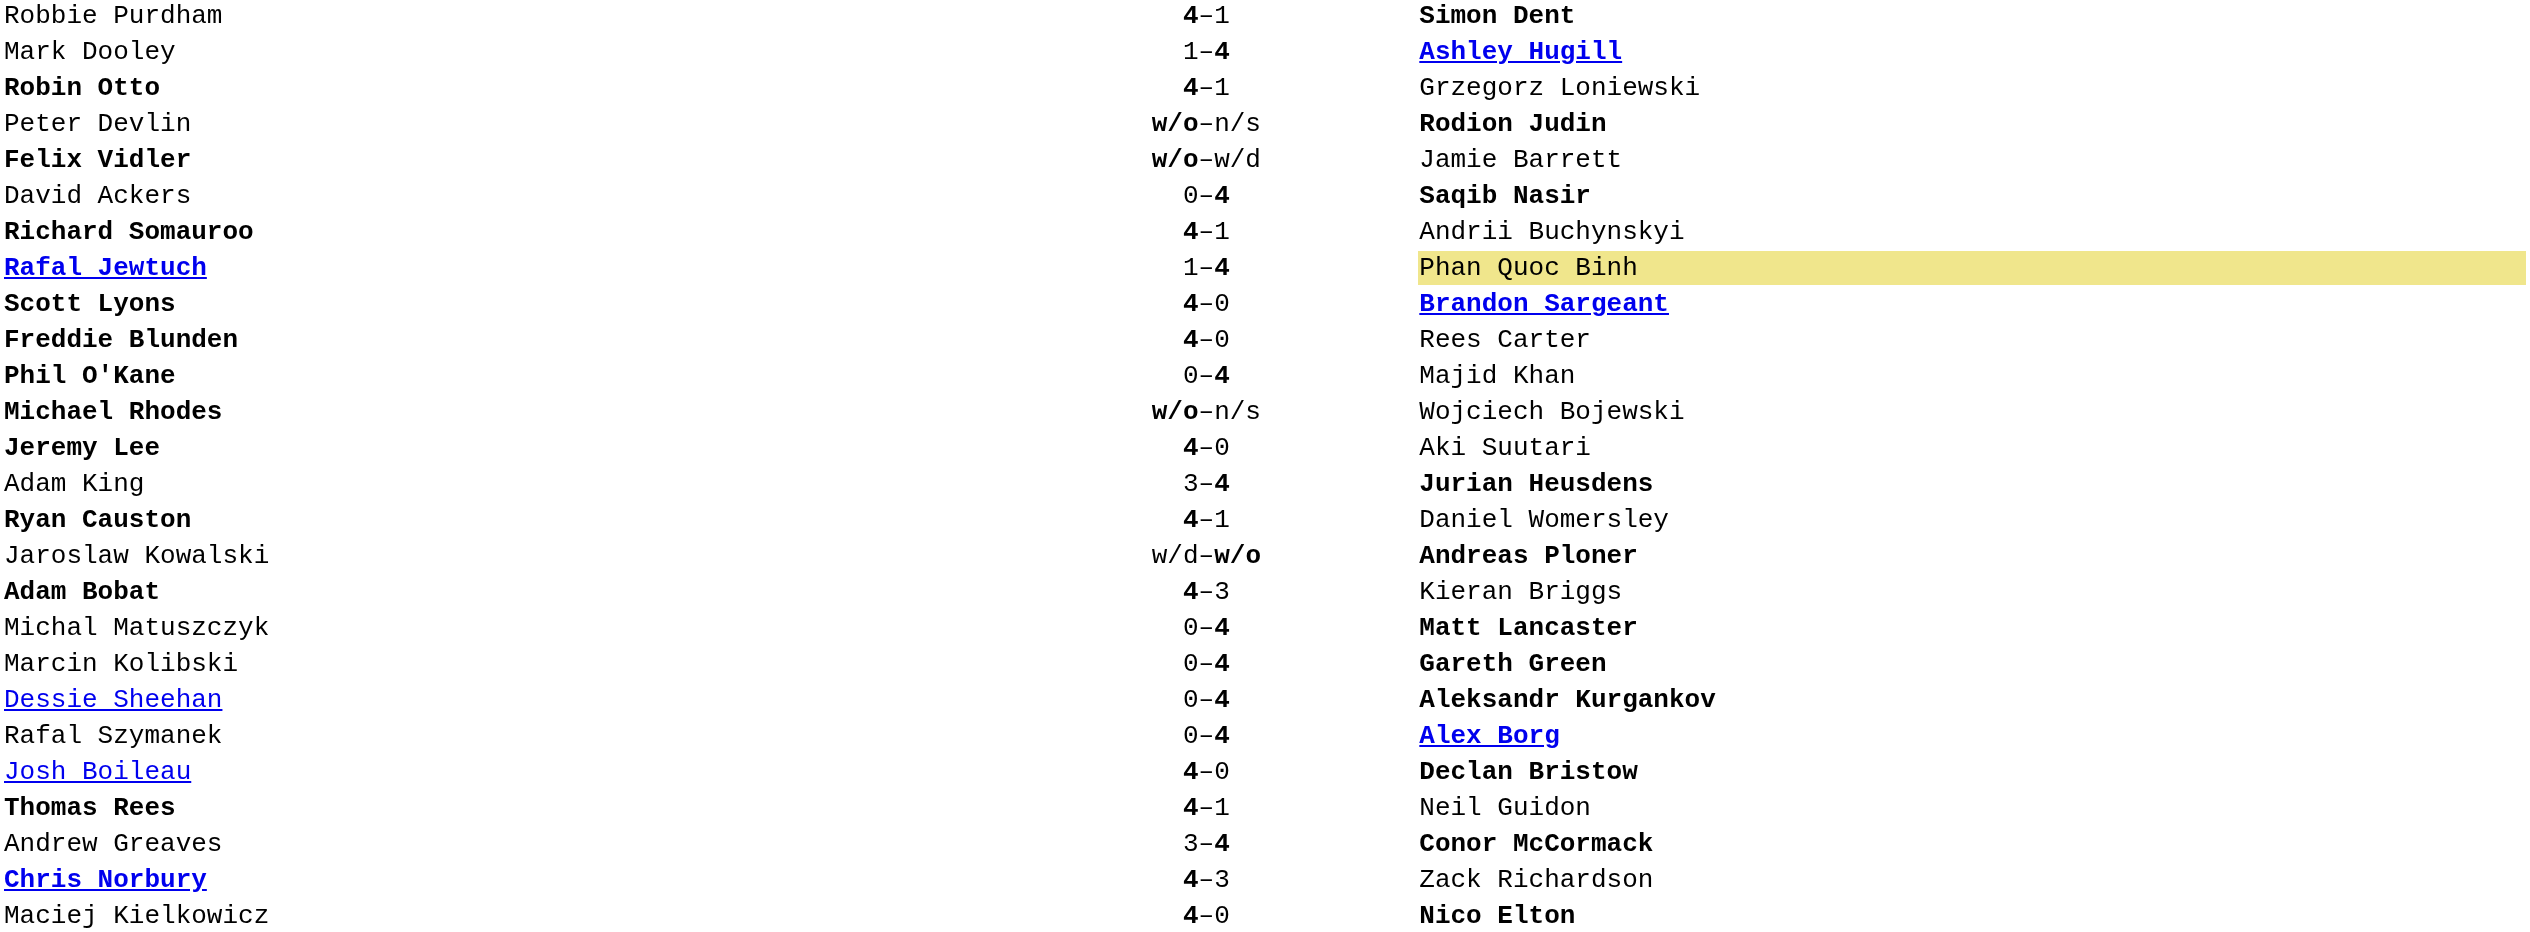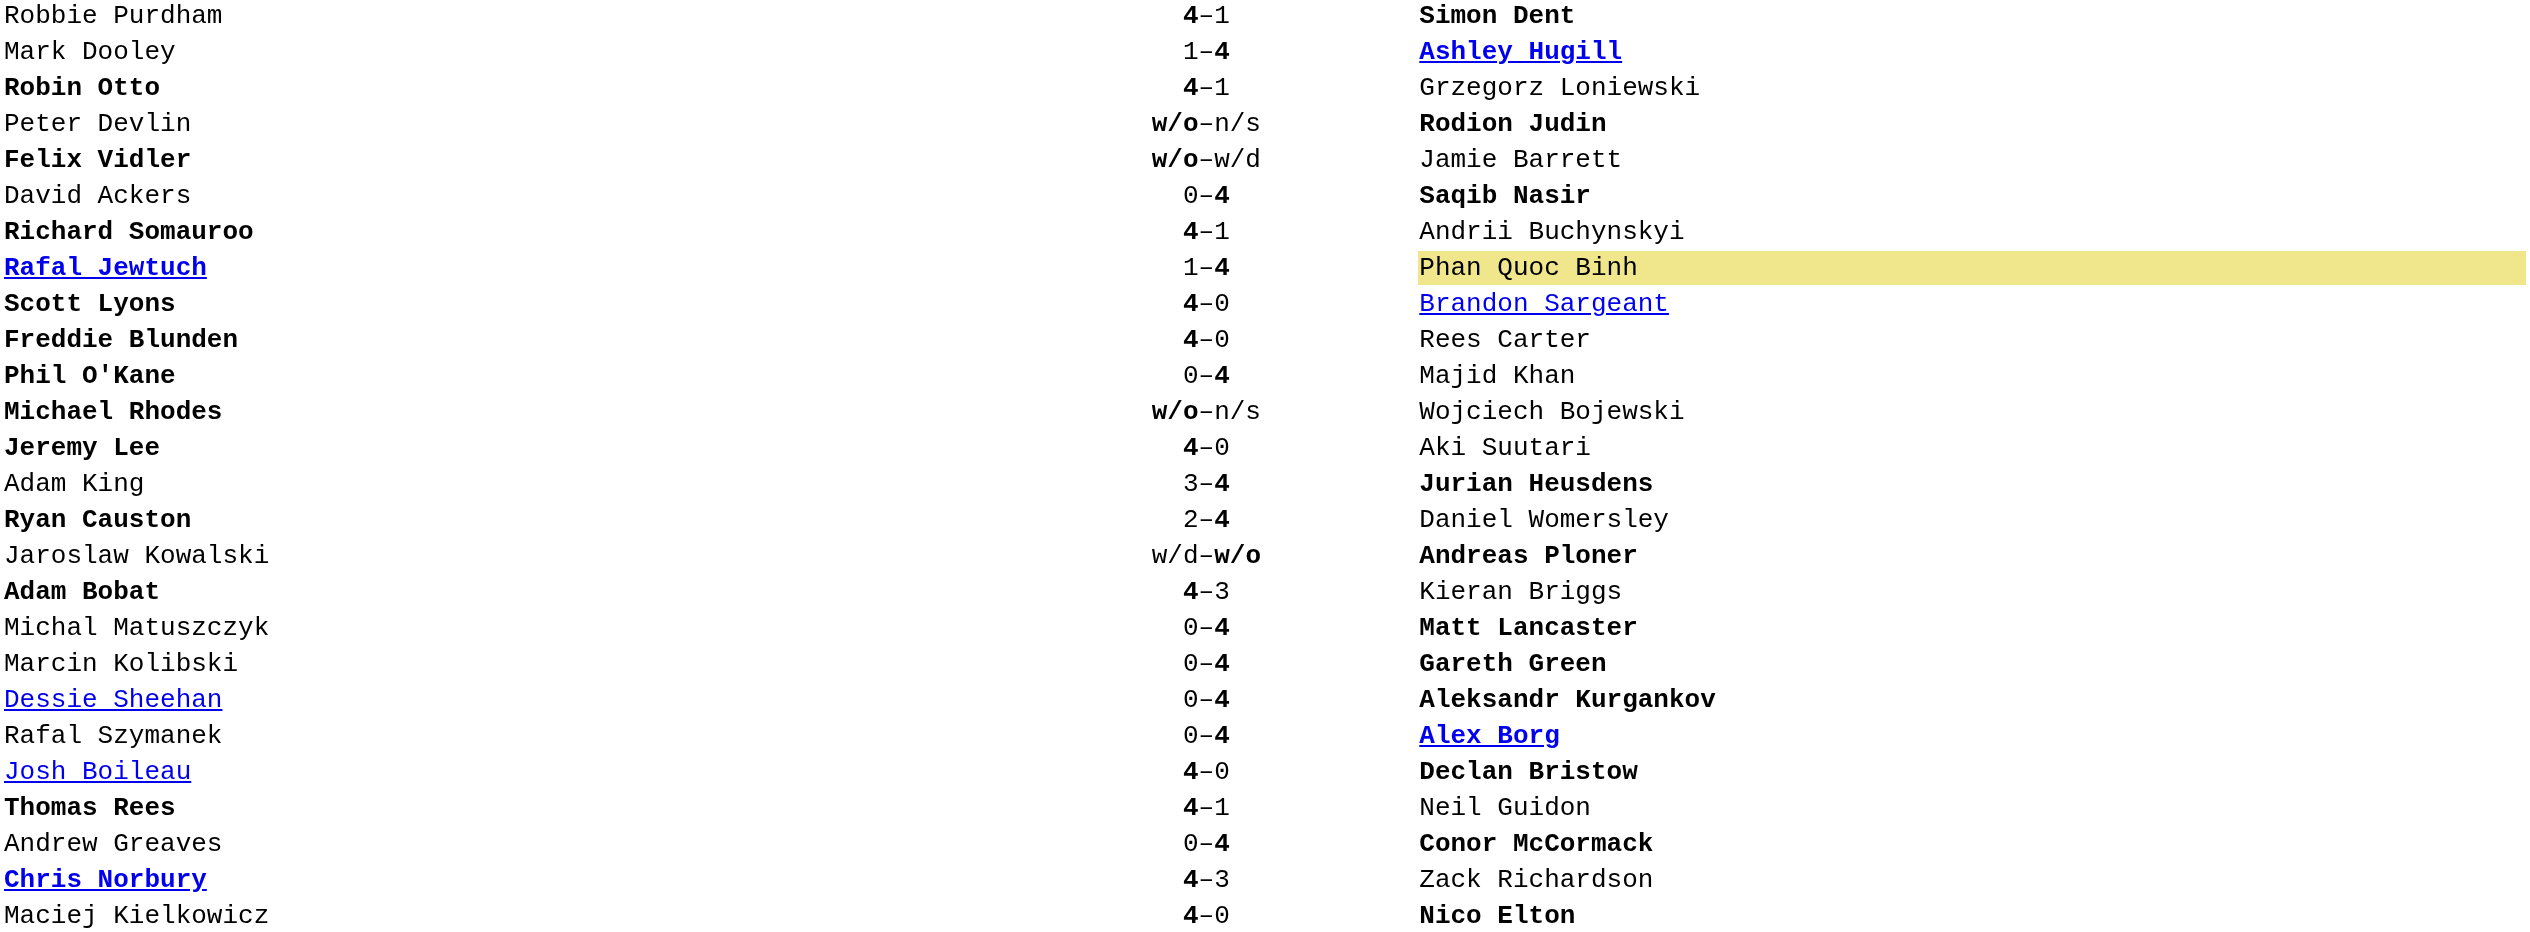(1544, 304) bold -> (1544, 304) normal
(1206, 520) 4–1 -> (1206, 520) 2–4
(1206, 844) 3–4 -> (1206, 844) 0–4
